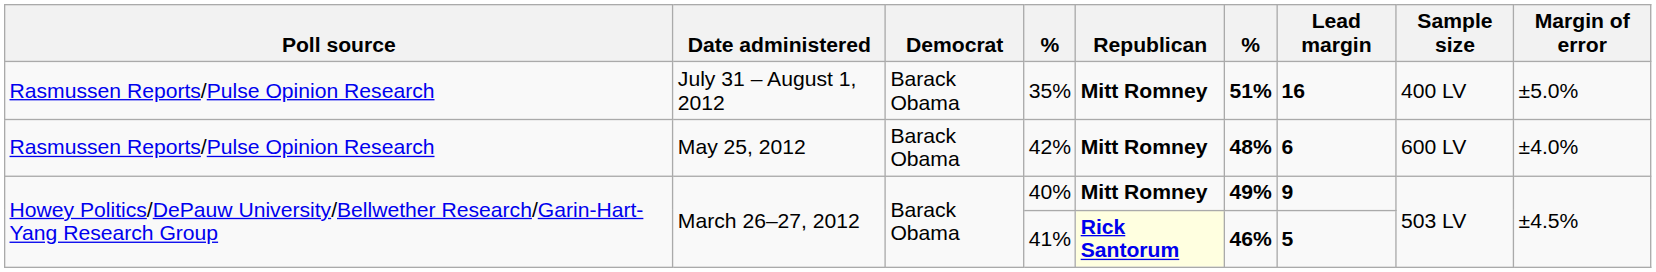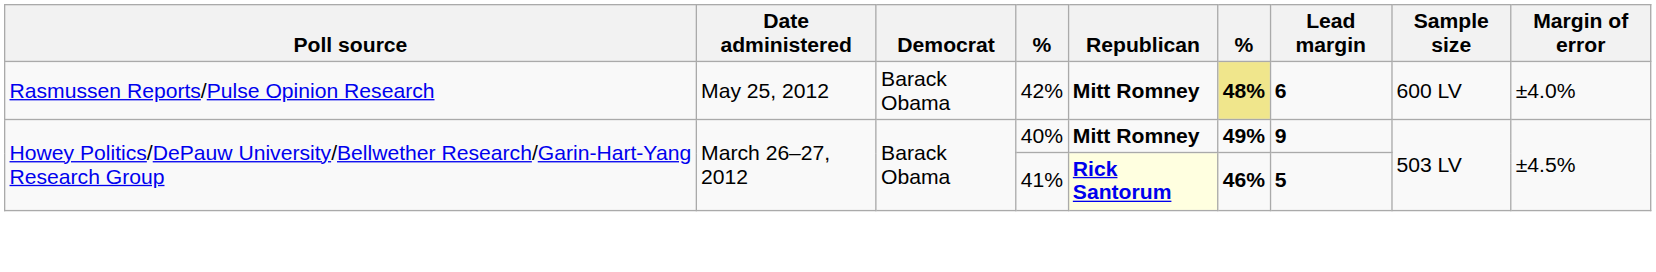- row: (1050, 90)
(1251, 147) no background -> (1244, 90) khaki background
